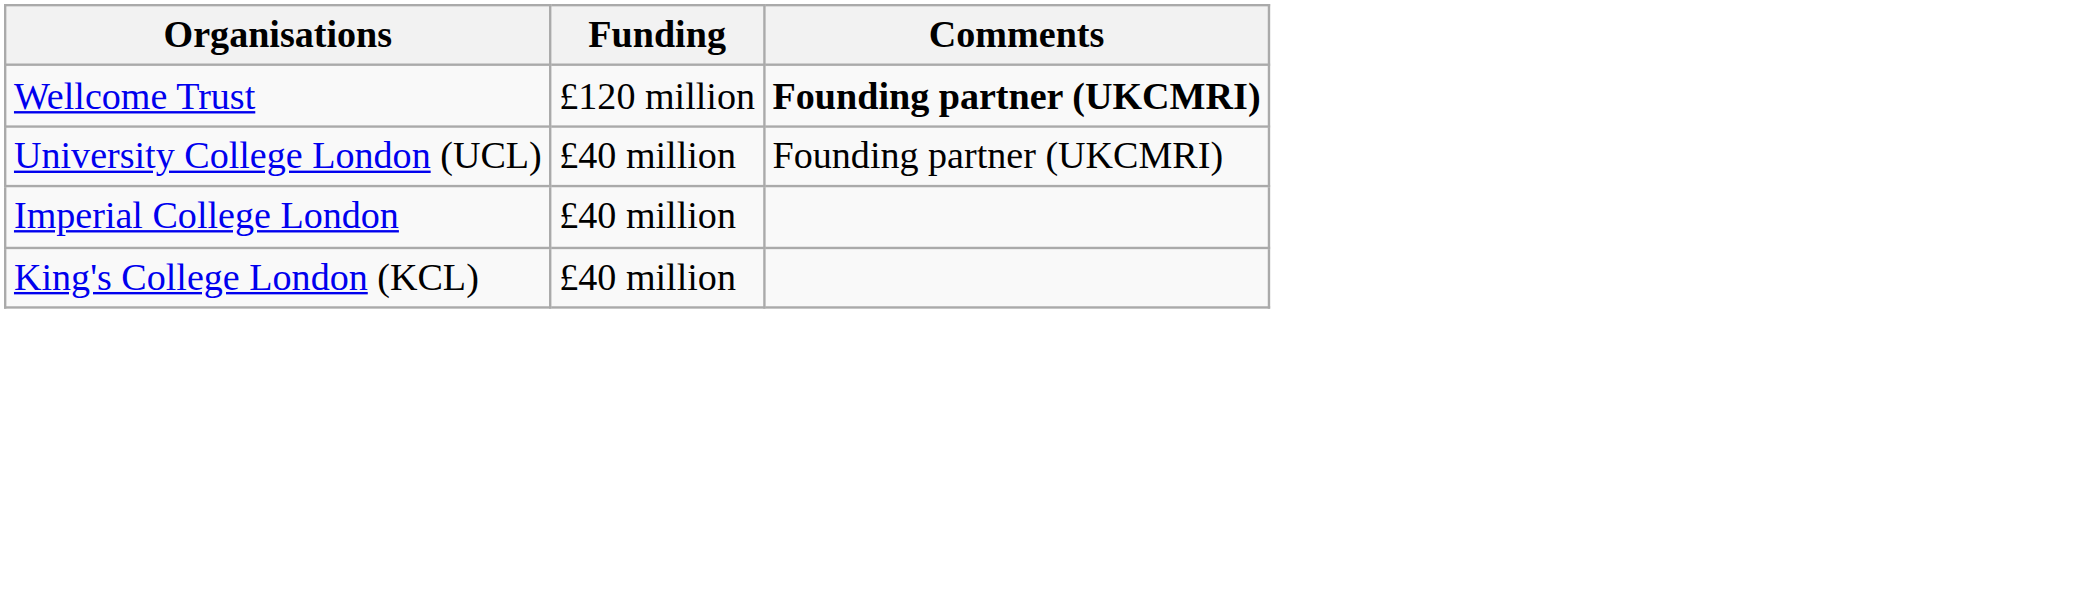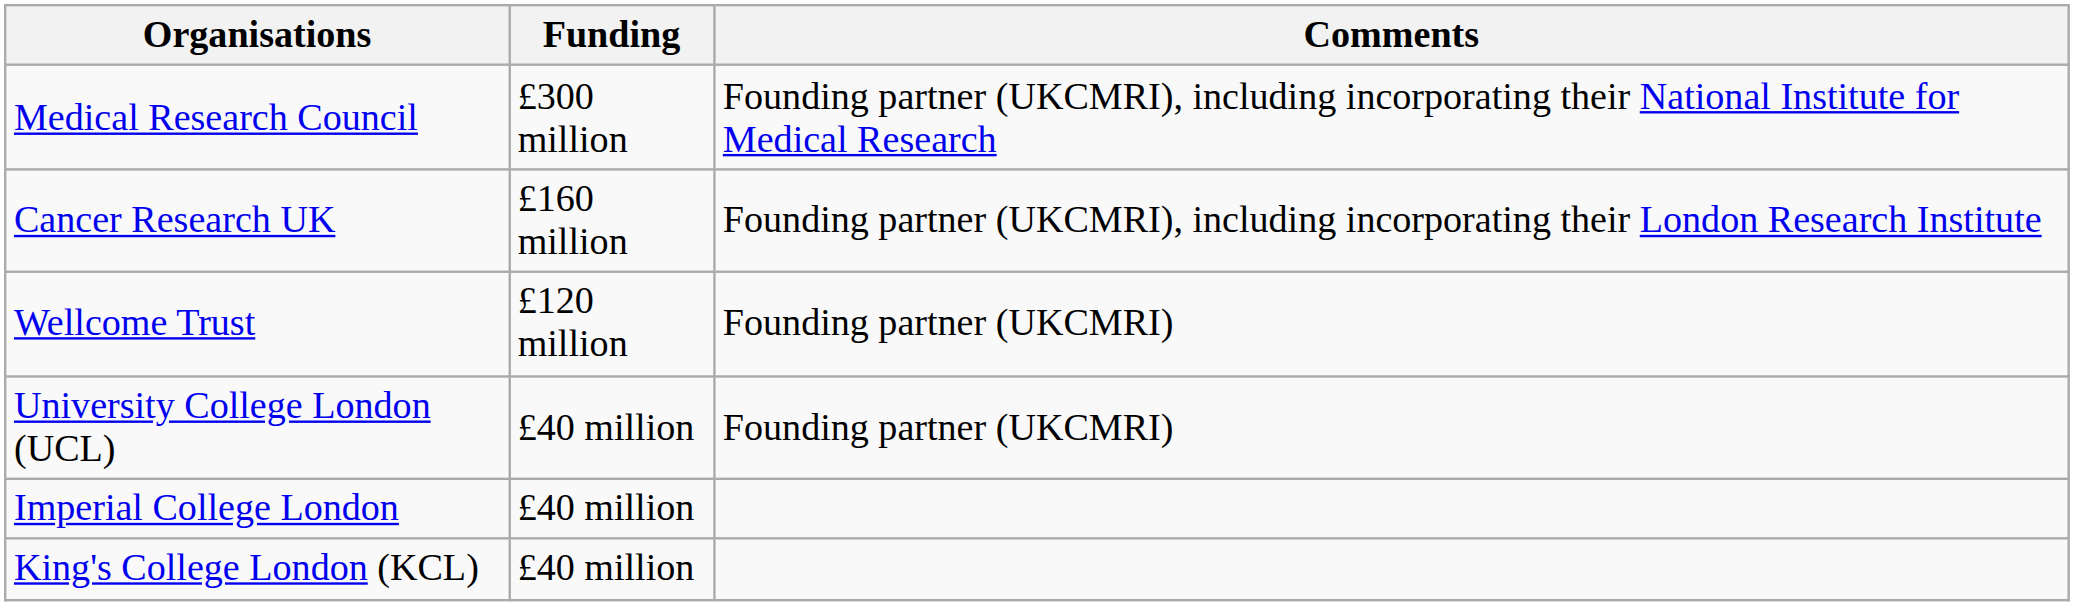+ row: (216, 116)
+ row: (175, 219)
(1017, 95) bold -> (948, 322) normal
